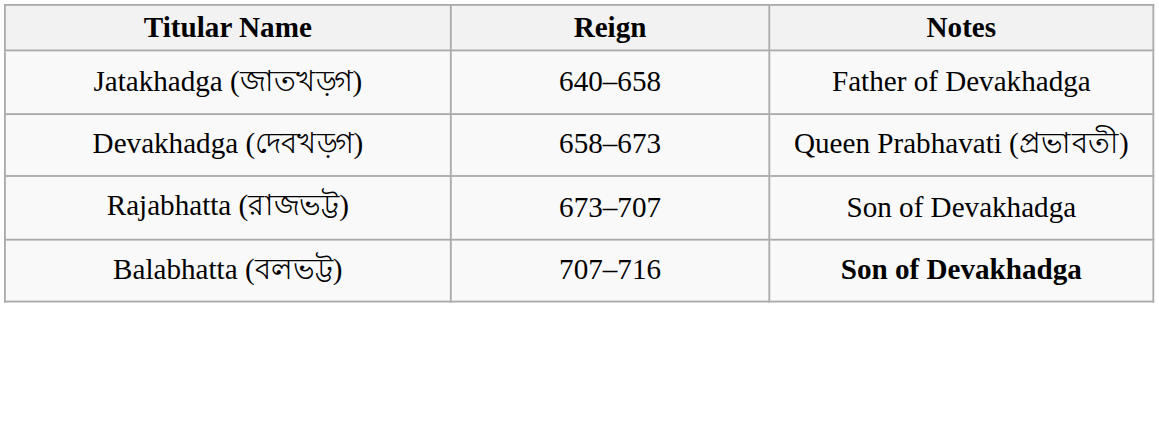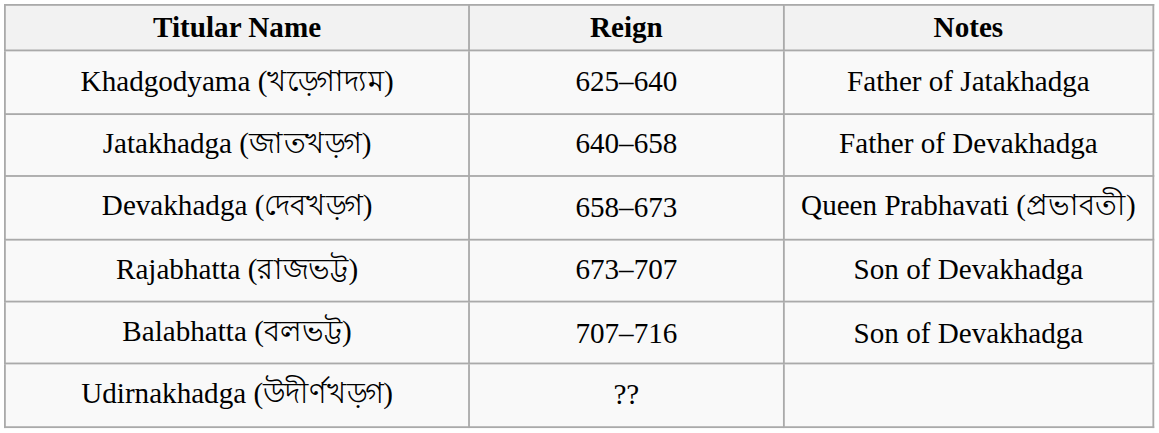+ row: (237, 81)
(961, 269) bold -> (968, 332) normal
+ row: (237, 393)
